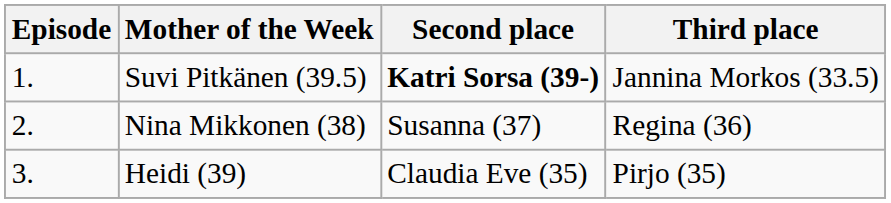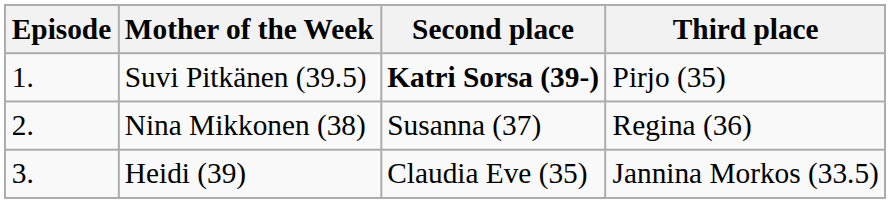(746, 77) Jannina Morkos (33.5) -> (669, 77) Pirjo (35)
(669, 173) Pirjo (35) -> (746, 173) Jannina Morkos (33.5)
